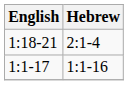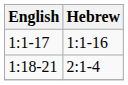rows swapped: (29, 67) <-> (33, 42)
